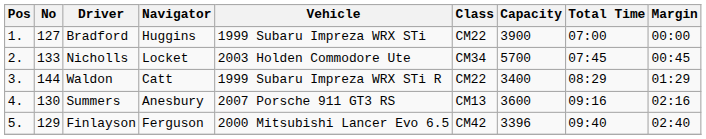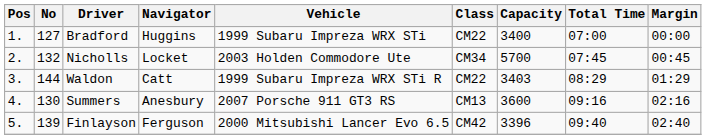(516, 37) 3900 -> (516, 37) 3400
(49, 58) 133 -> (49, 58) 132
(516, 80) 3400 -> (516, 80) 3403
(49, 123) 129 -> (49, 123) 139
